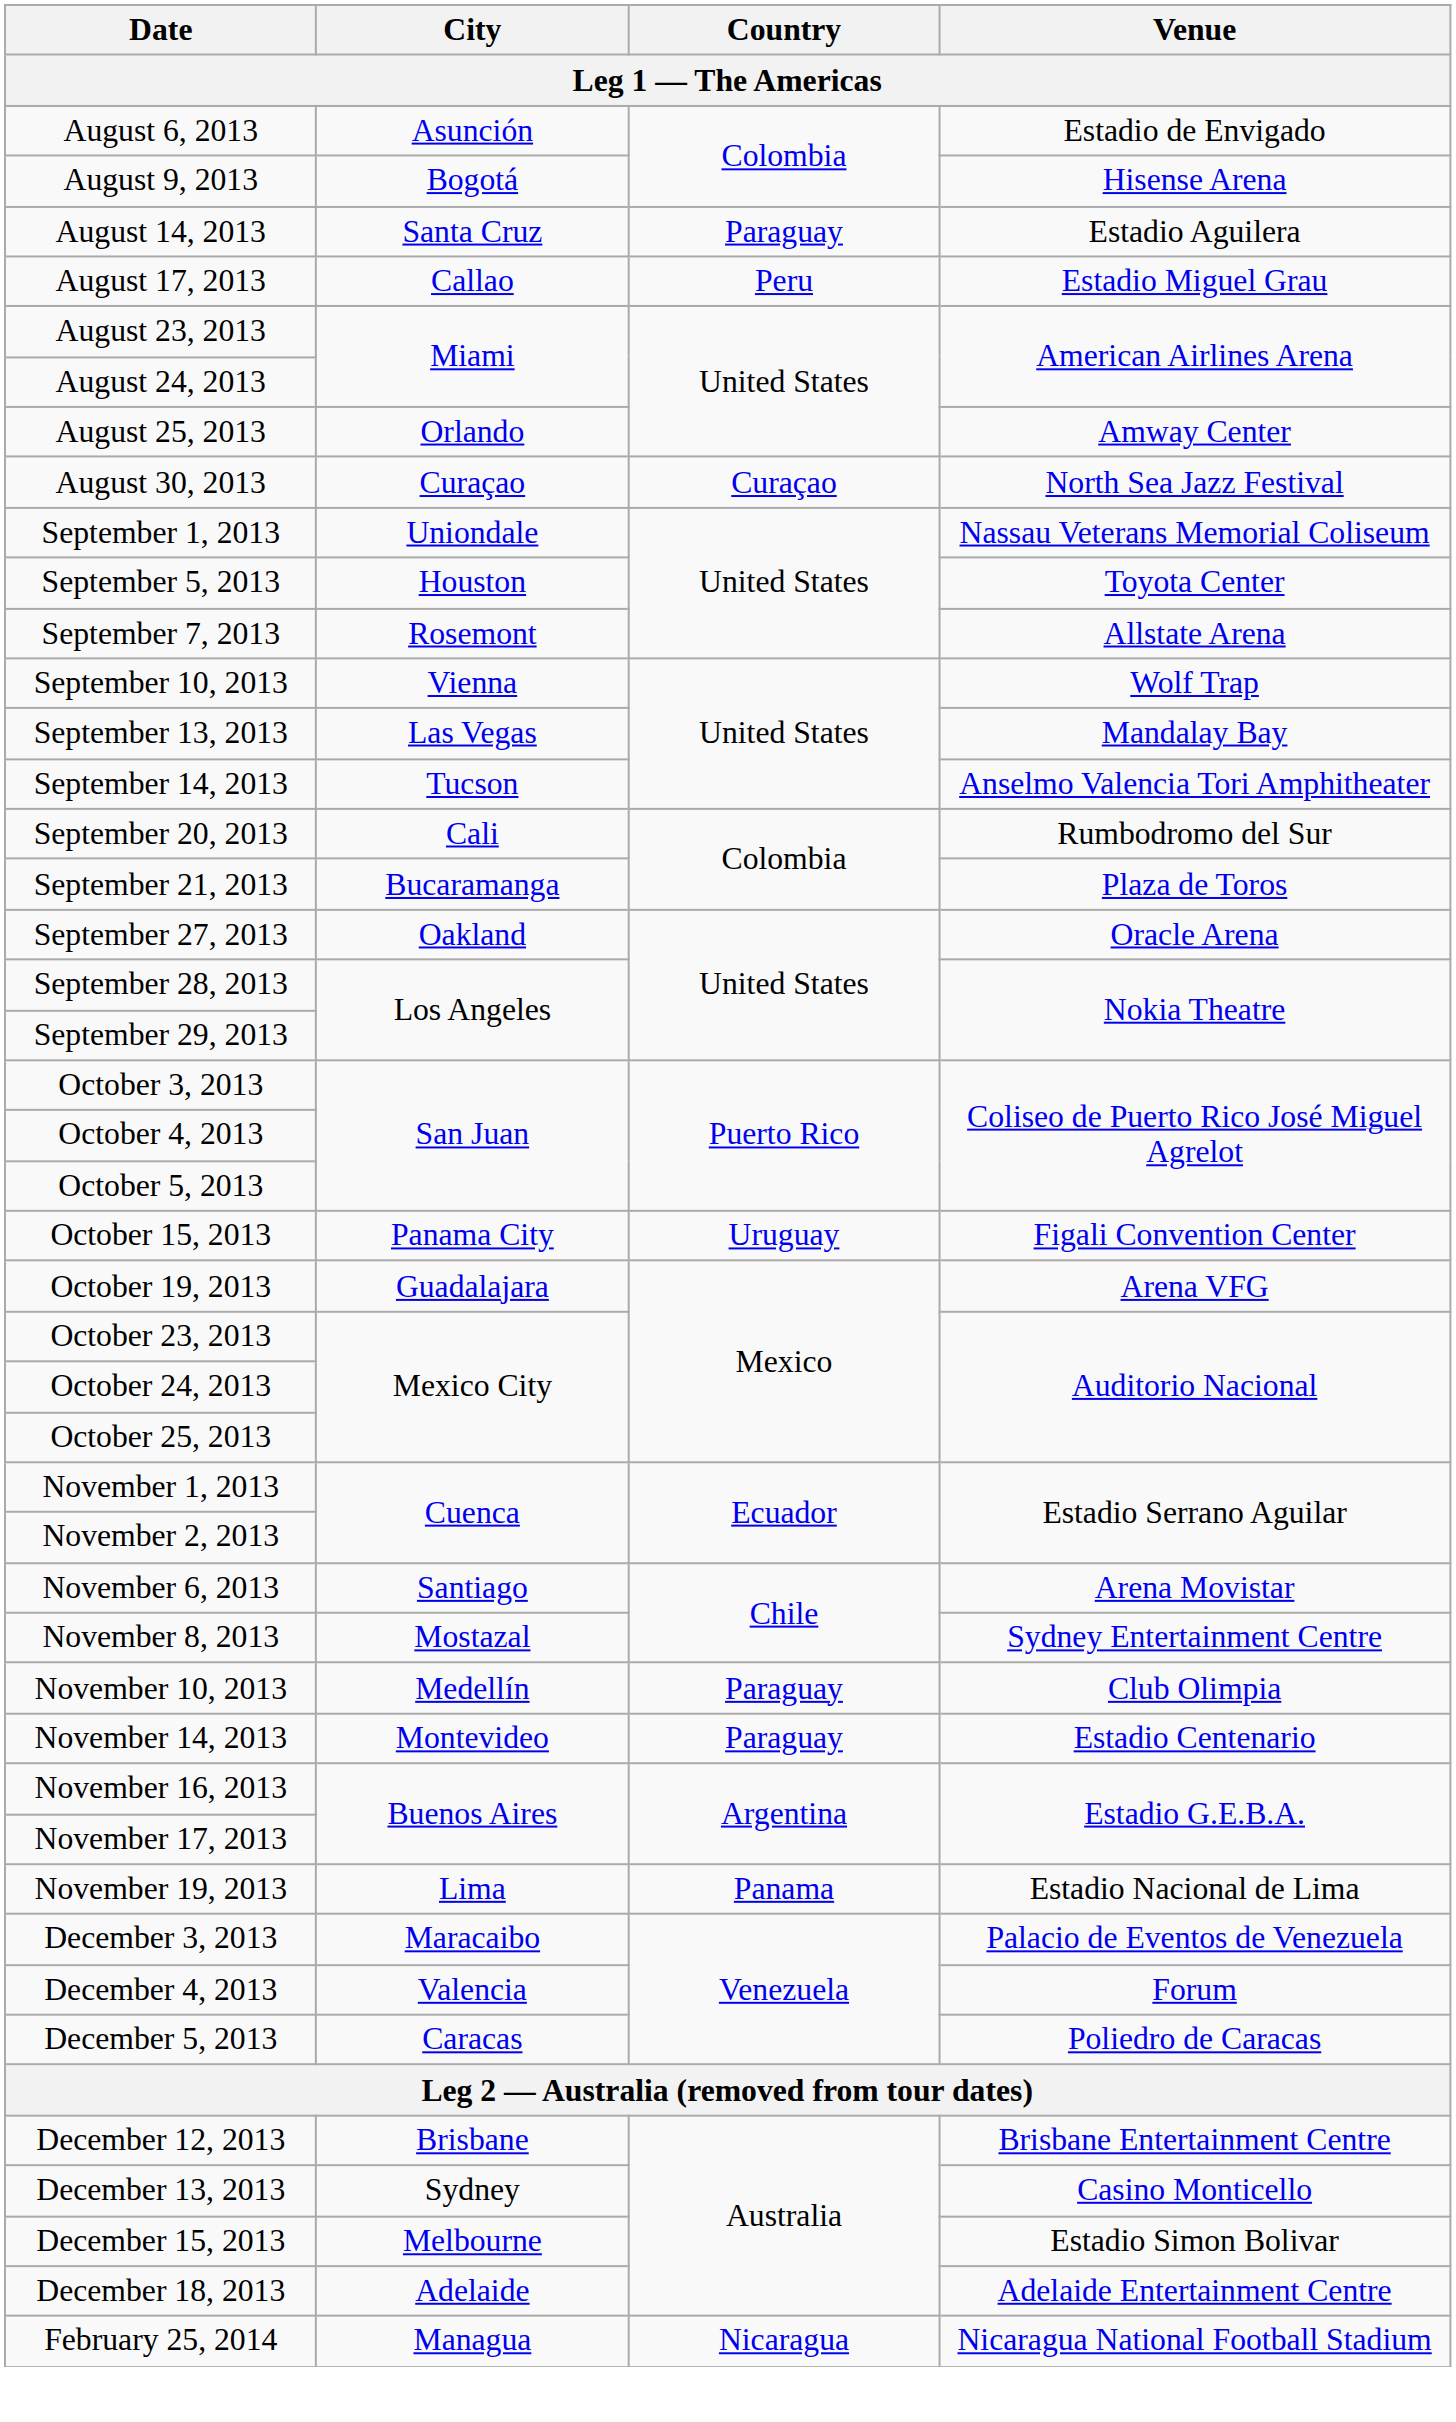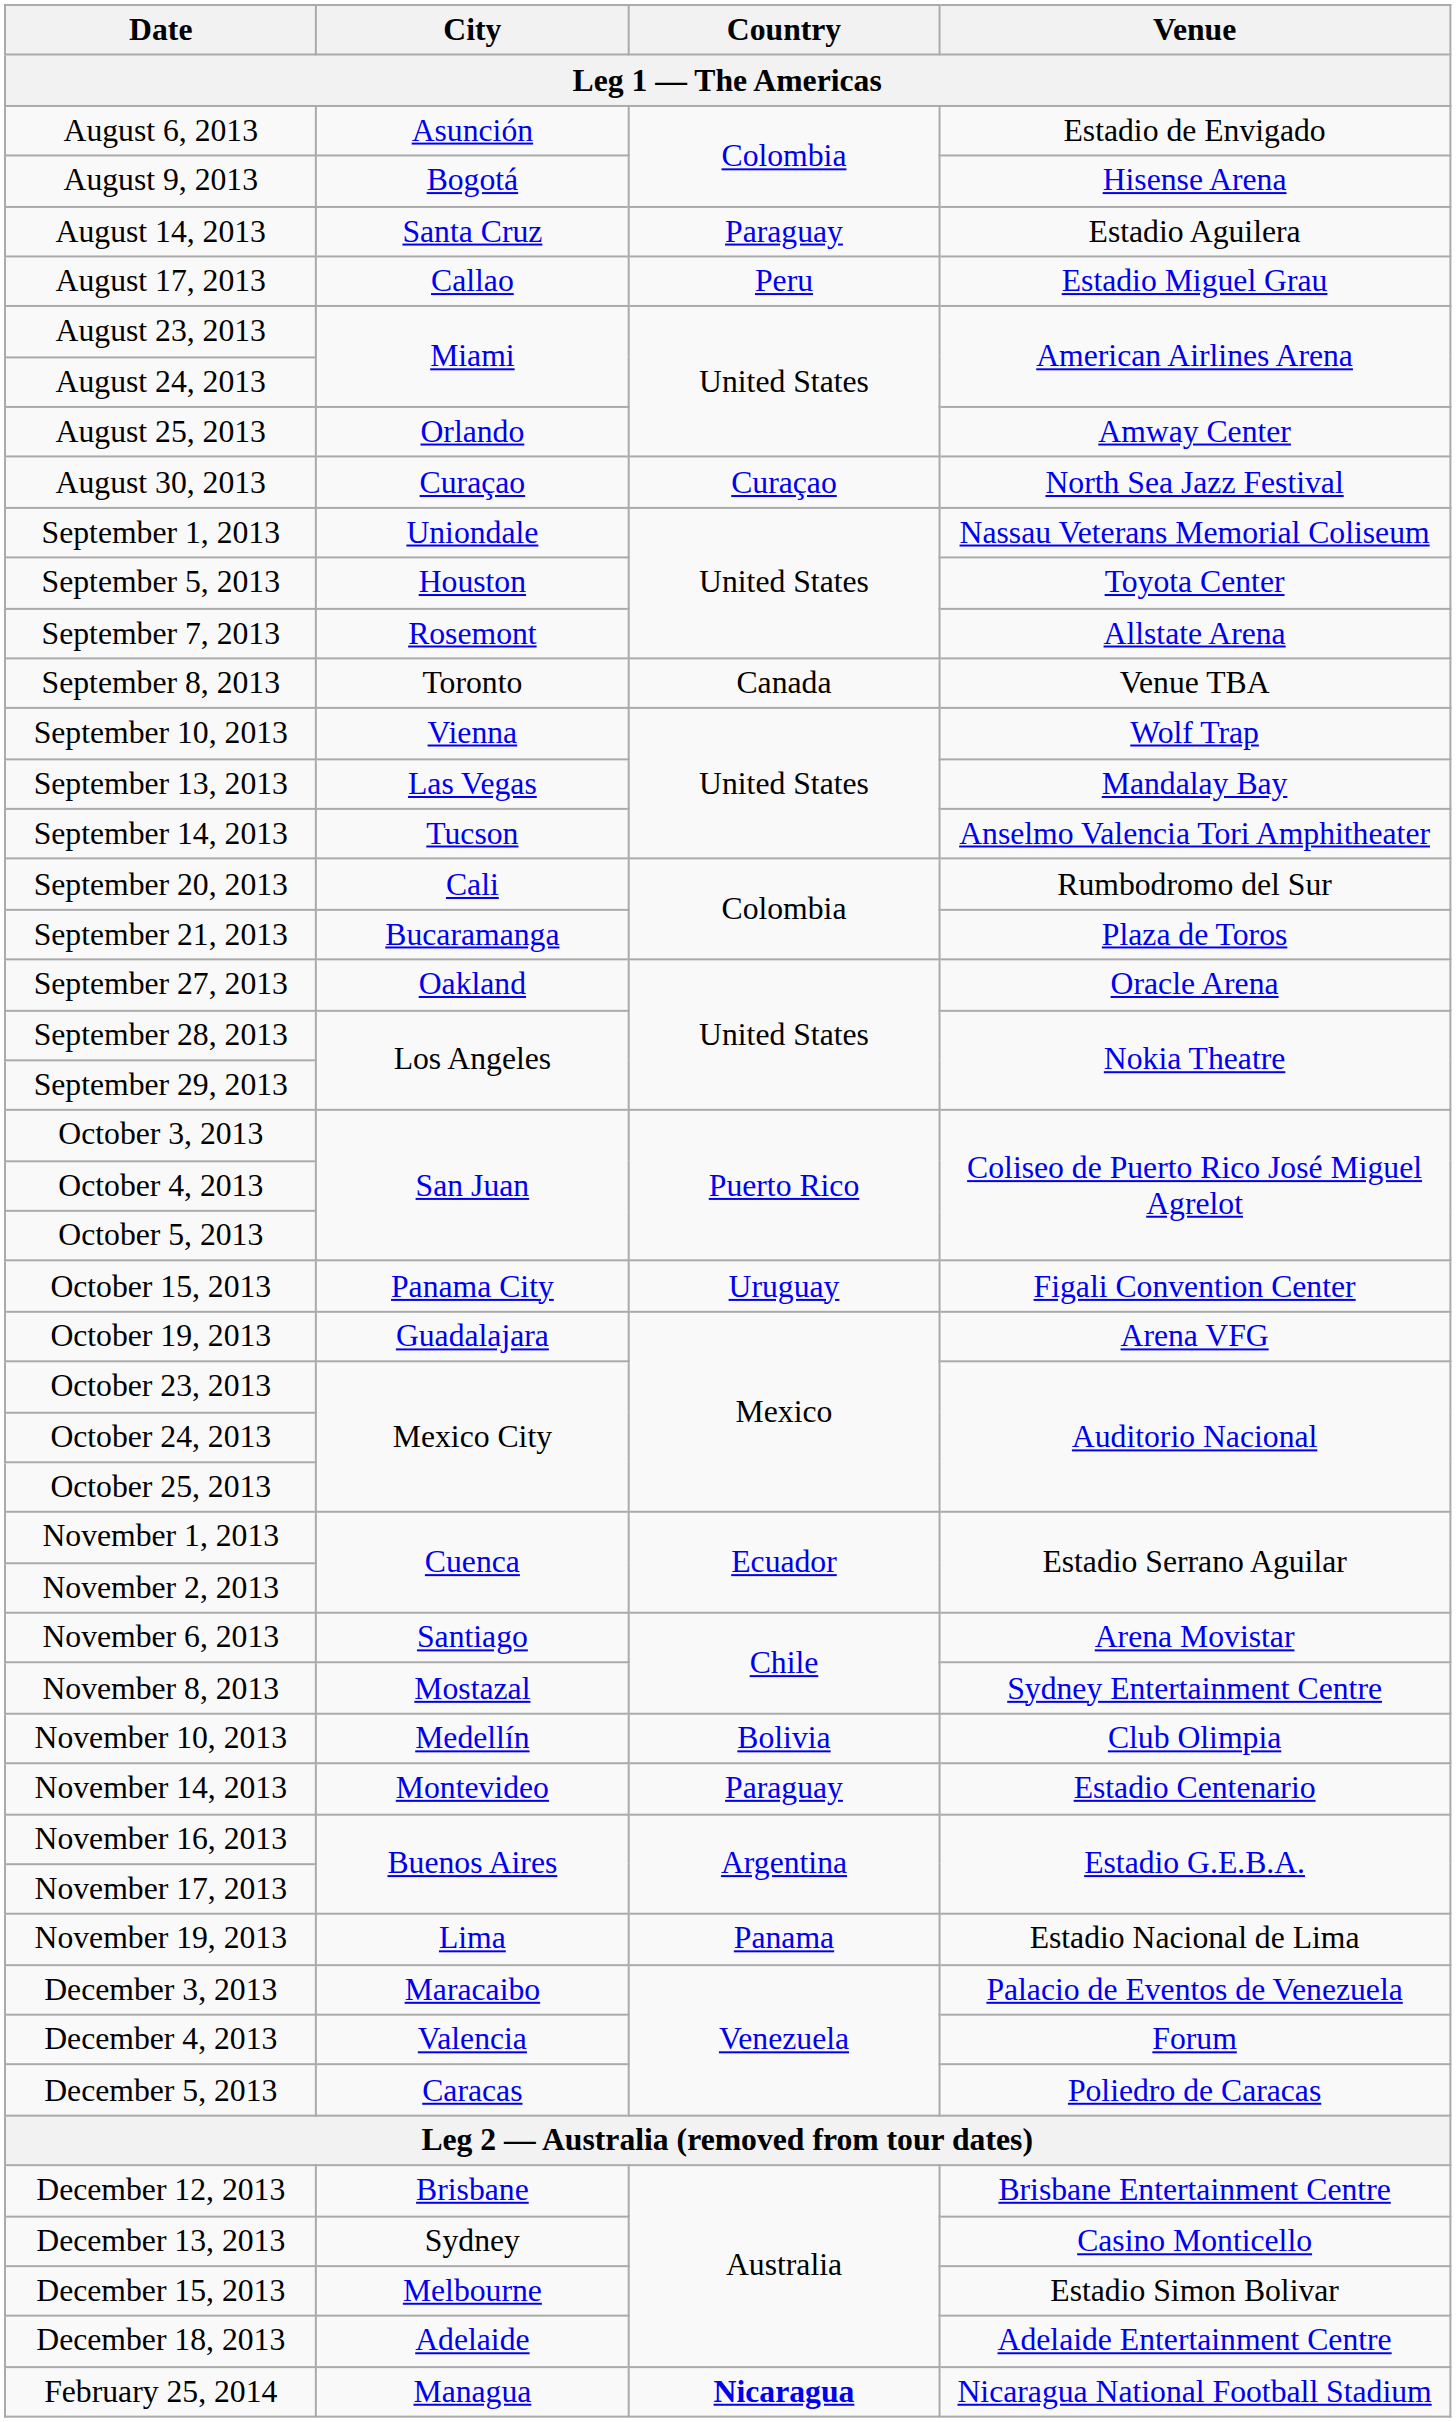+ row: (161, 682)
(784, 1687) Paraguay -> (784, 1737) Bolivia
(784, 2340) normal -> (784, 2391) bold
